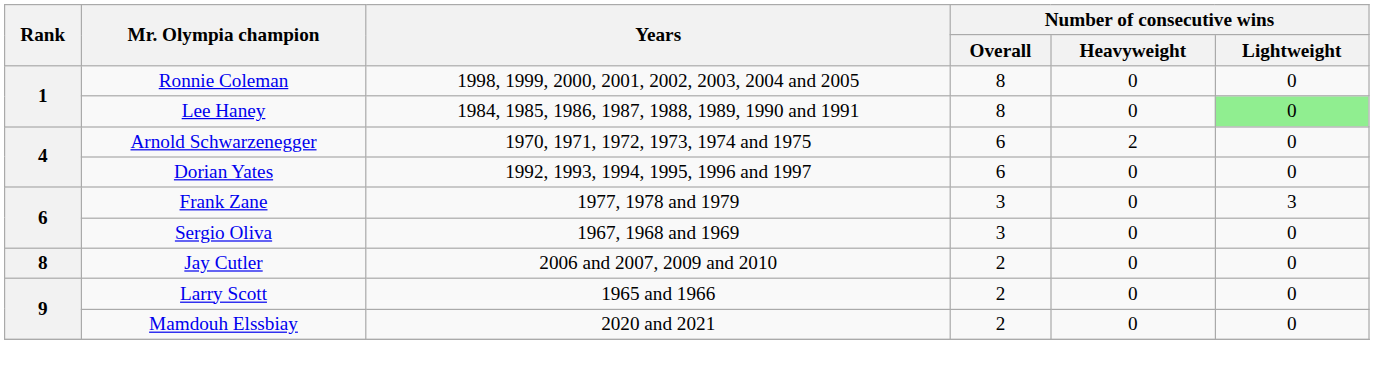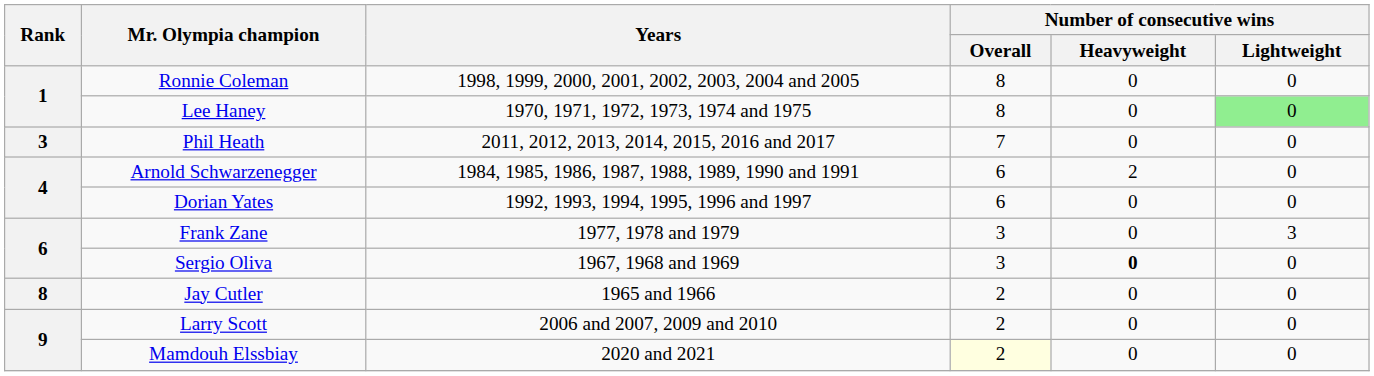(658, 111) 1984, 1985, 1986, 1987, 1988, 1989, 1990 and 1991 -> (658, 111) 1970, 1971, 1972, 1973, 1974 and 1975
+ row: (224, 141)
(658, 141) 1970, 1971, 1972, 1973, 1974 and 1975 -> (658, 171) 1984, 1985, 1986, 1987, 1988, 1989, 1990 and 1991
(1133, 232) normal -> (1133, 263) bold
(658, 263) 2006 and 2007, 2009 and 2010 -> (658, 293) 1965 and 1966
(658, 293) 1965 and 1966 -> (658, 324) 2006 and 2007, 2009 and 2010
(1000, 324) no background -> (1000, 354) lightyellow background
